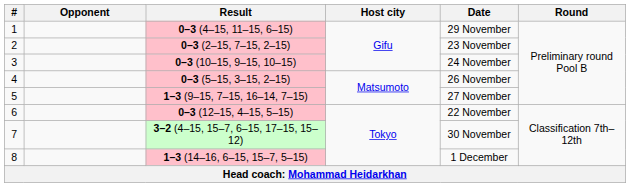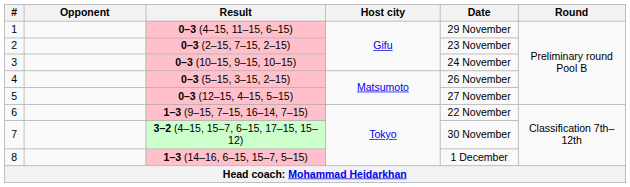(236, 96) 1–3 (9–15, 7–15, 16–14, 7–15) -> (236, 96) 0–3 (12–15, 4–15, 5–15)
(236, 113) 0–3 (12–15, 4–15, 5–15) -> (236, 113) 1–3 (9–15, 7–15, 16–14, 7–15)
